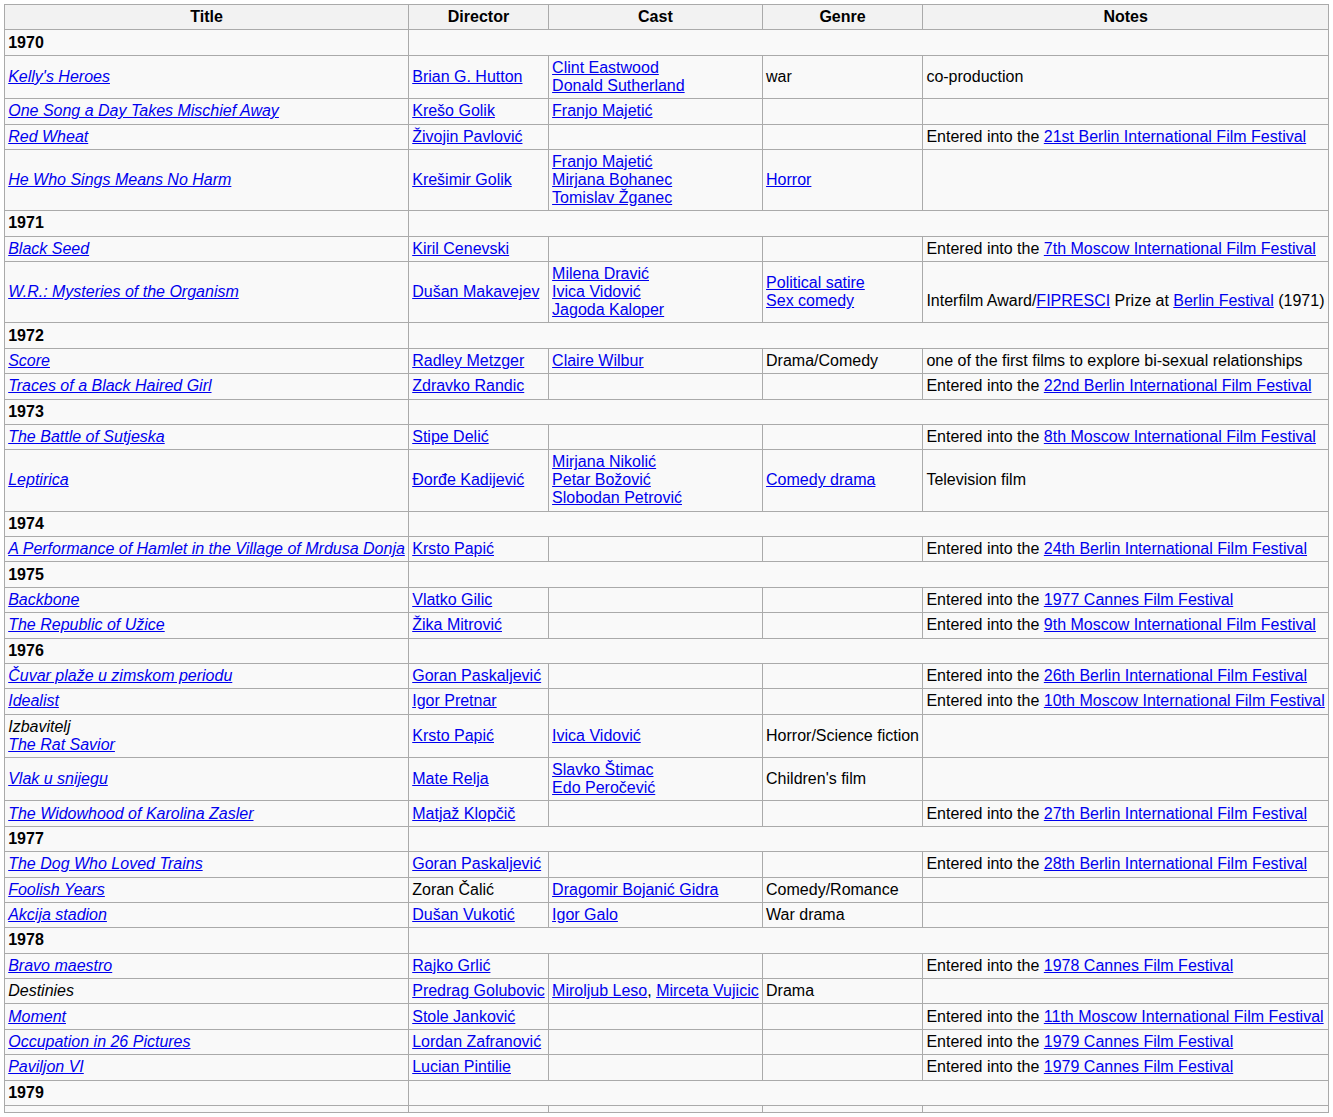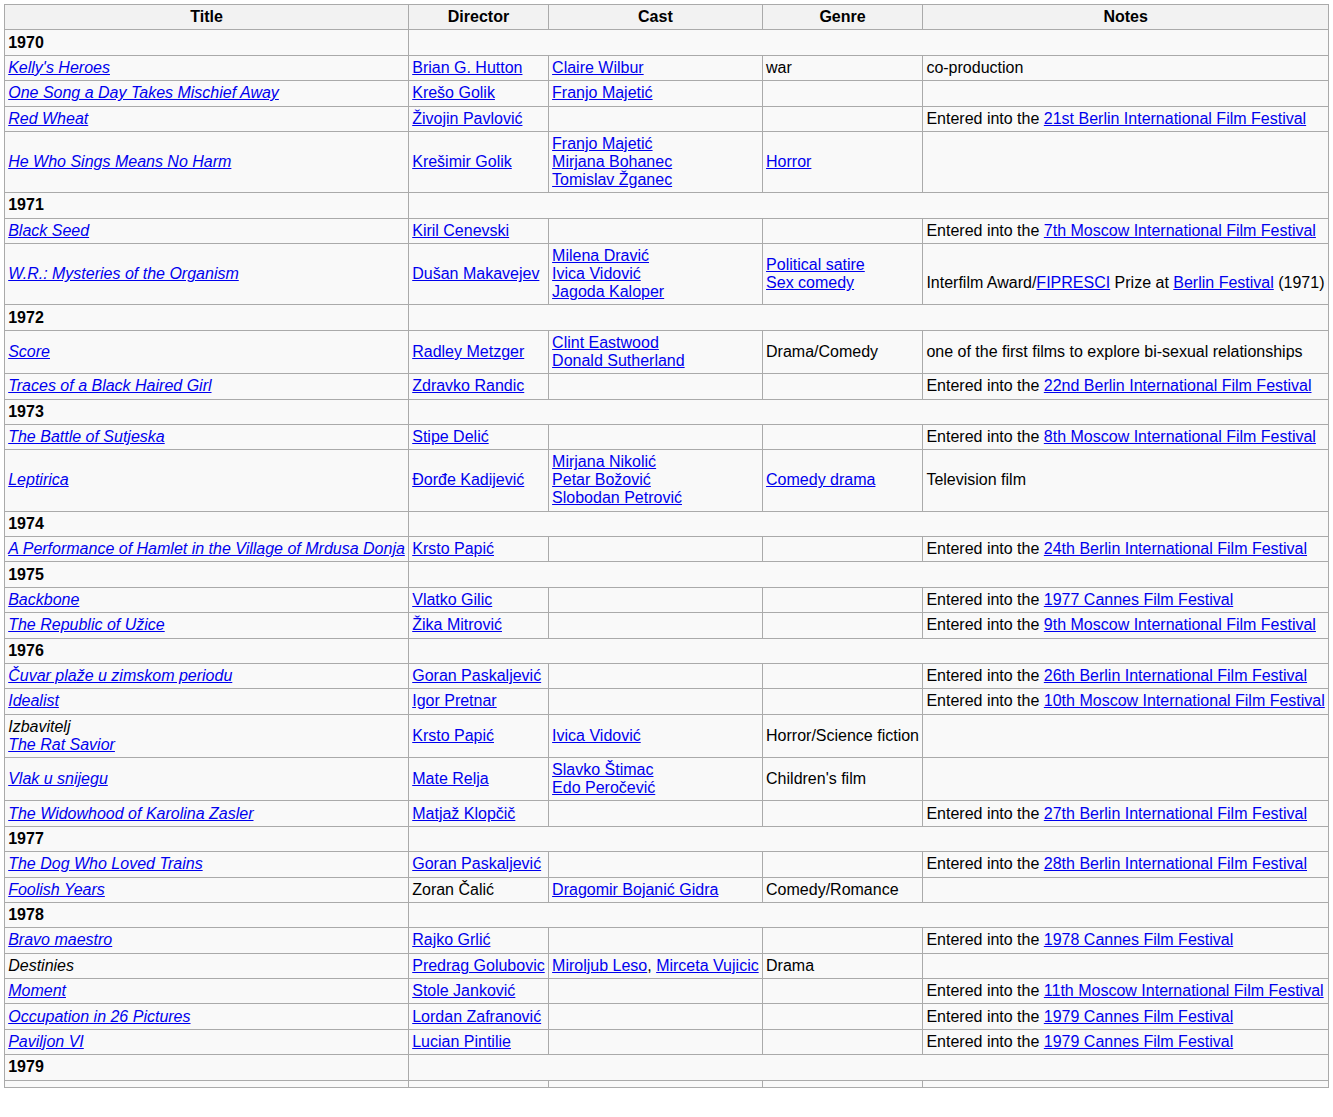(618, 76) Clint Eastwood Donald Sutherland -> (598, 67) Claire Wilbur
(598, 360) Claire Wilbur -> (618, 351) Clint Eastwood Donald Sutherland
- row: (58, 915)
